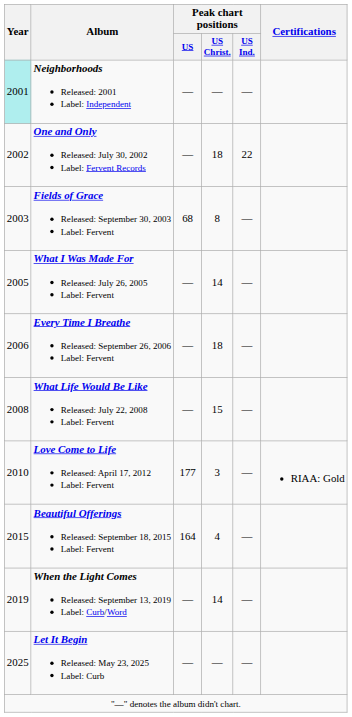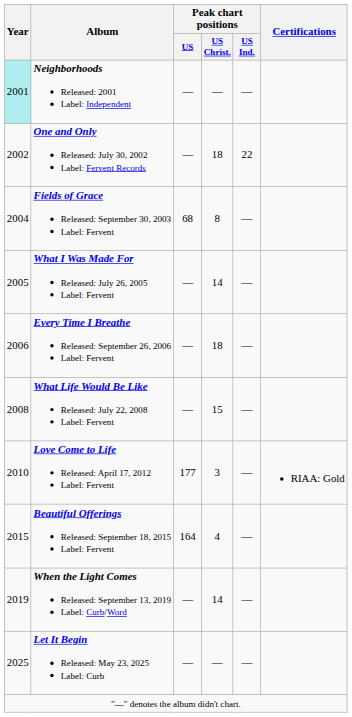(18, 218) 2003 -> (18, 218) 2004
